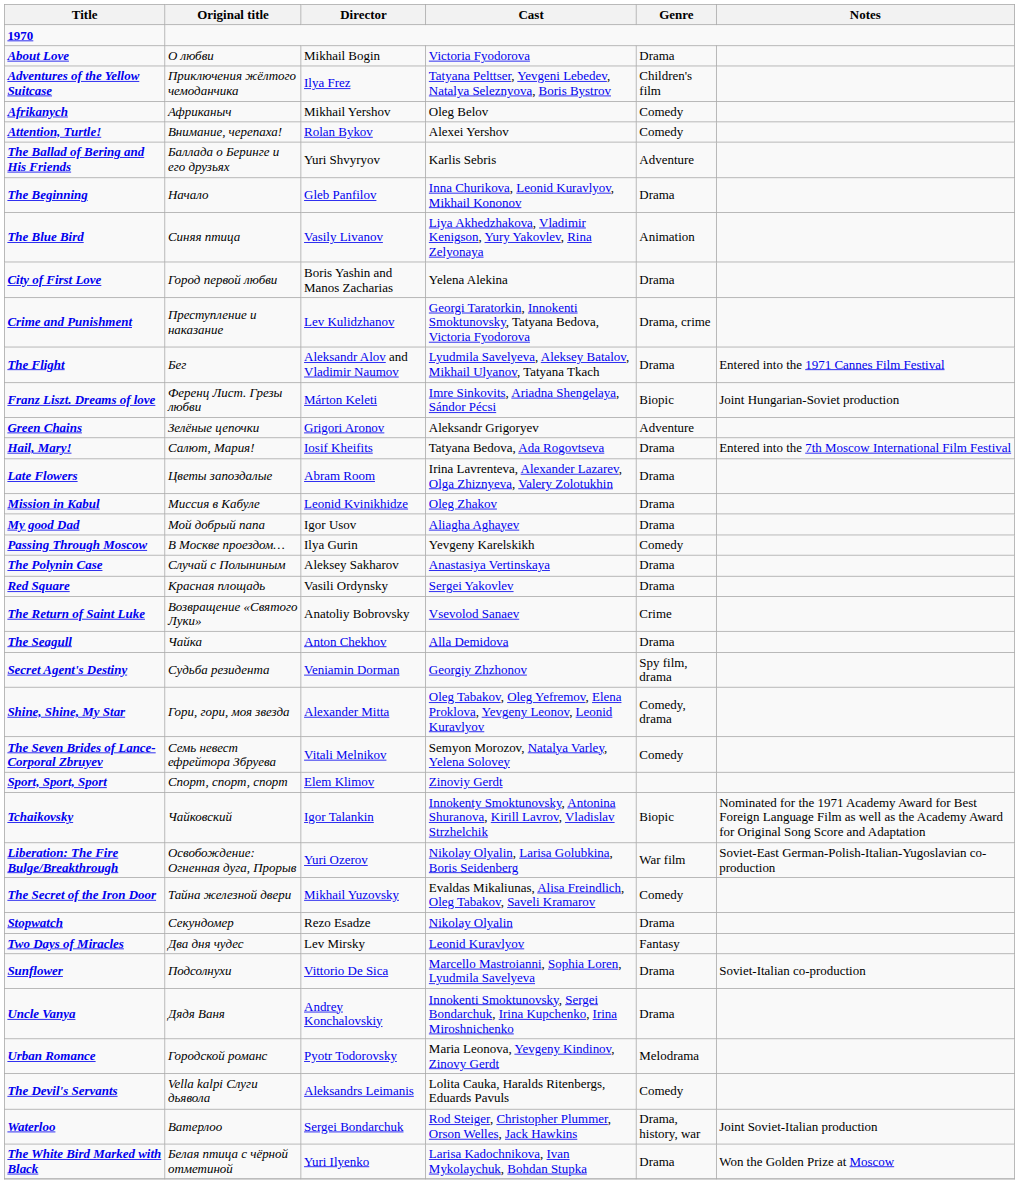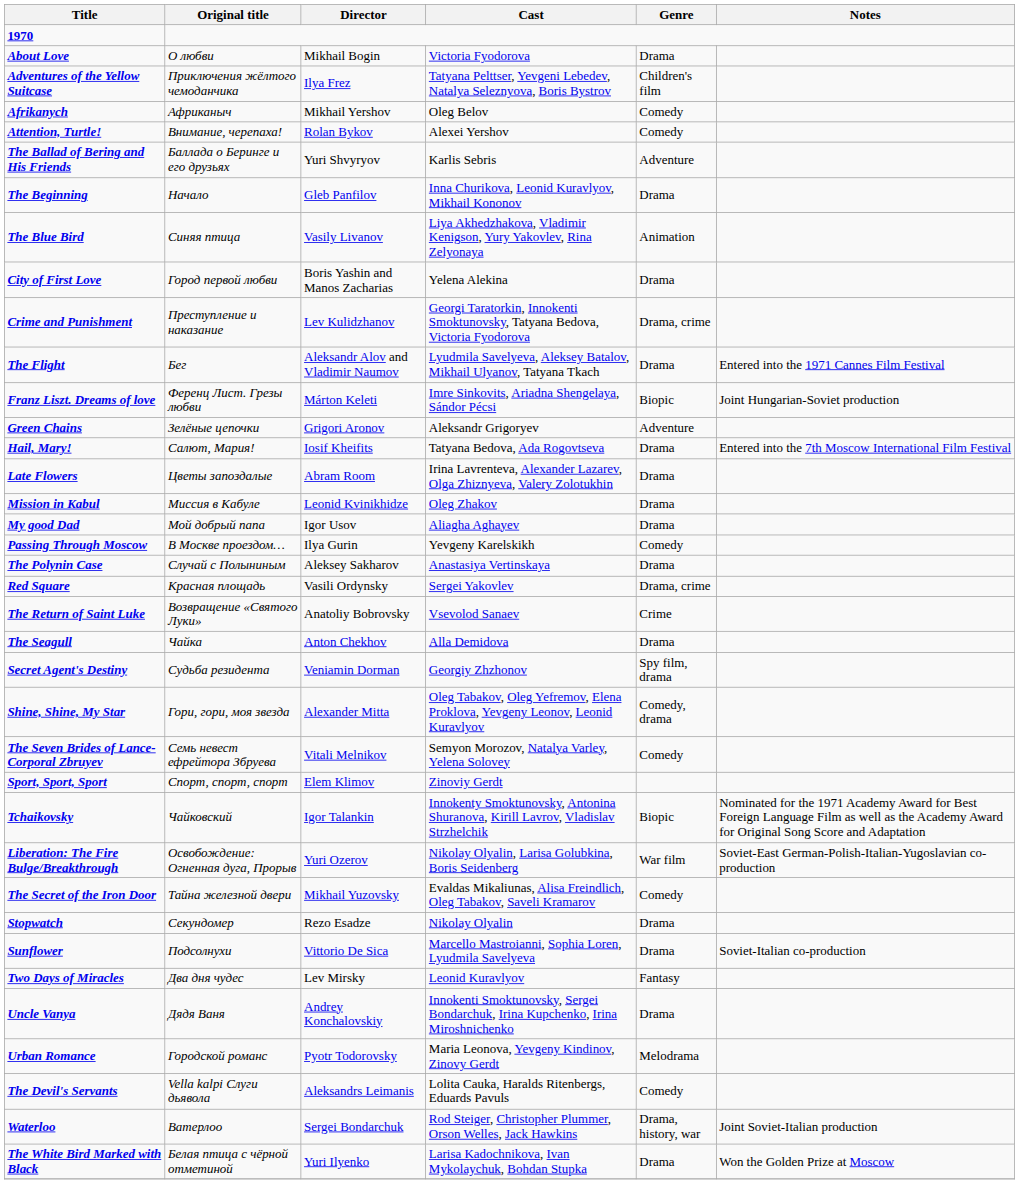(657, 586) Drama -> (675, 586) Drama, crime
rows swapped: (35, 971) <-> (66, 943)
